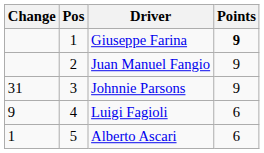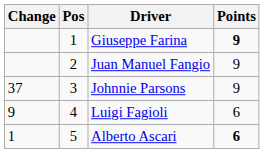(15, 88) 31 -> (15, 88) 37
(236, 137) normal -> (236, 137) bold
